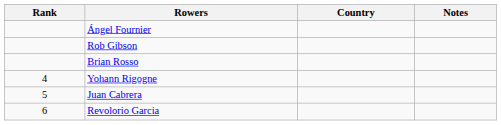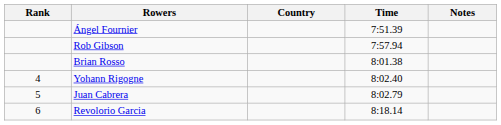+ column: (387, 12)
